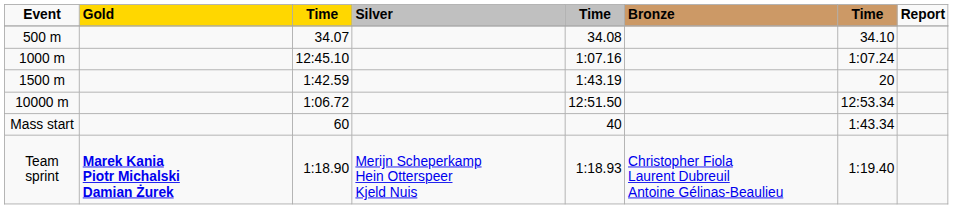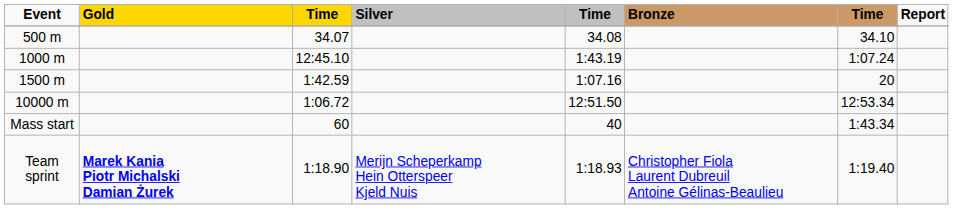(599, 59) 1:07.16 -> (599, 59) 1:43.19
(599, 80) 1:43.19 -> (599, 80) 1:07.16
